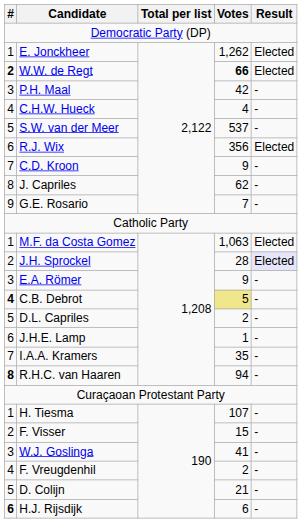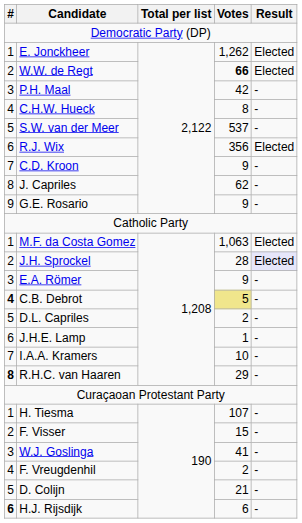(10, 71) bold -> (10, 71) normal
(245, 109) 4 -> (245, 109) 8
(245, 204) 7 -> (245, 204) 9
(242, 356) 35 -> (242, 356) 10
(242, 375) 94 -> (242, 375) 29
